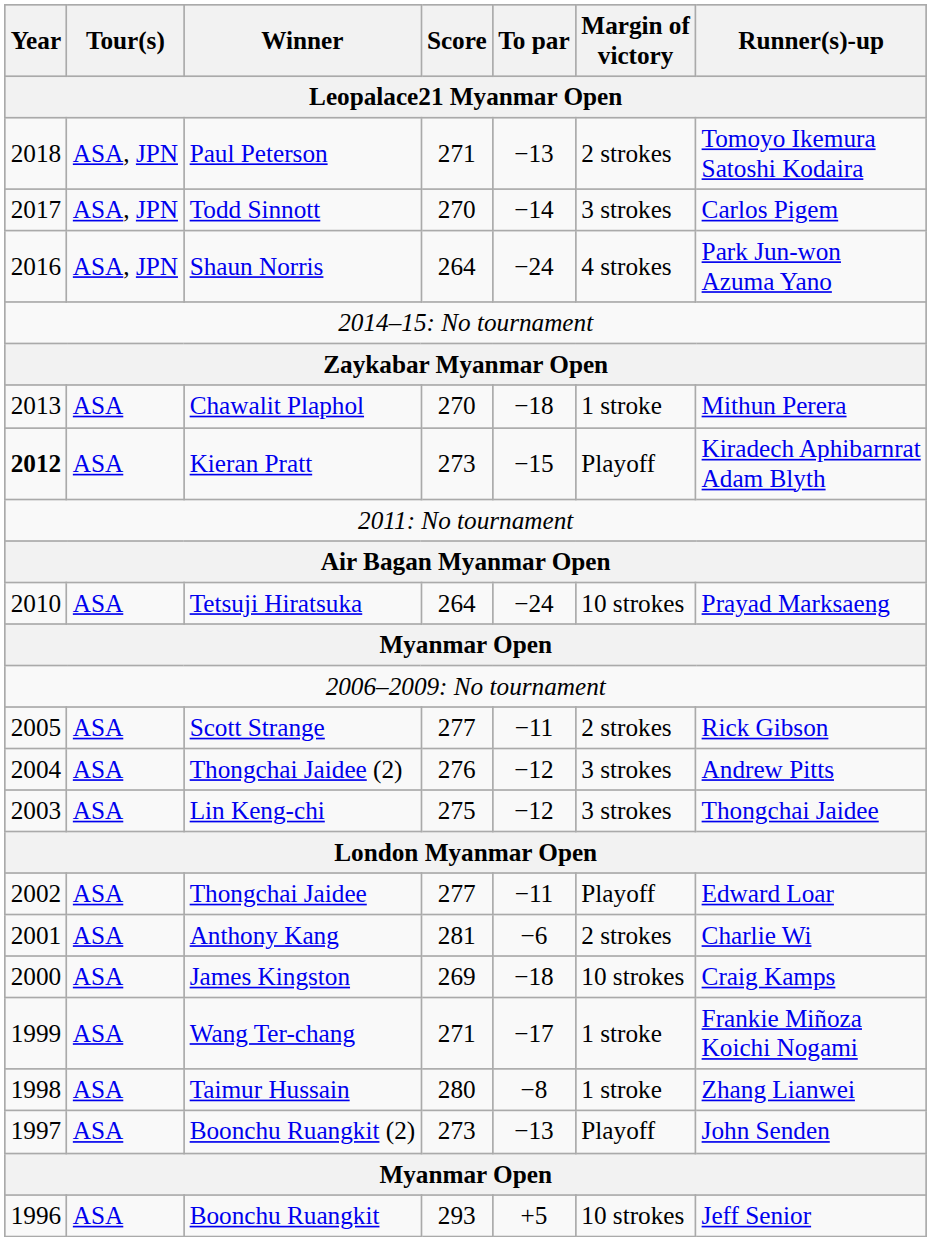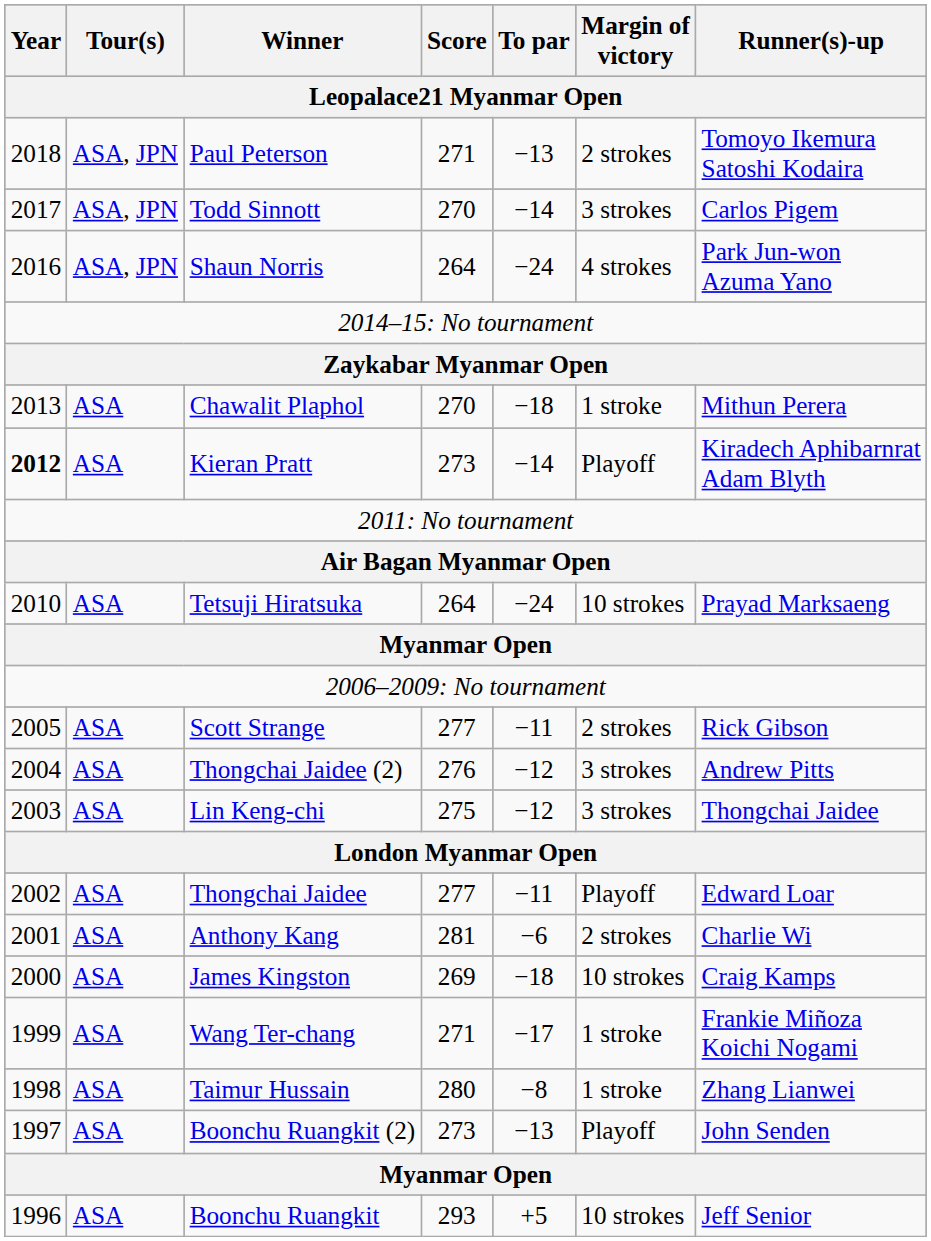(534, 462) −15 -> (534, 462) −14
